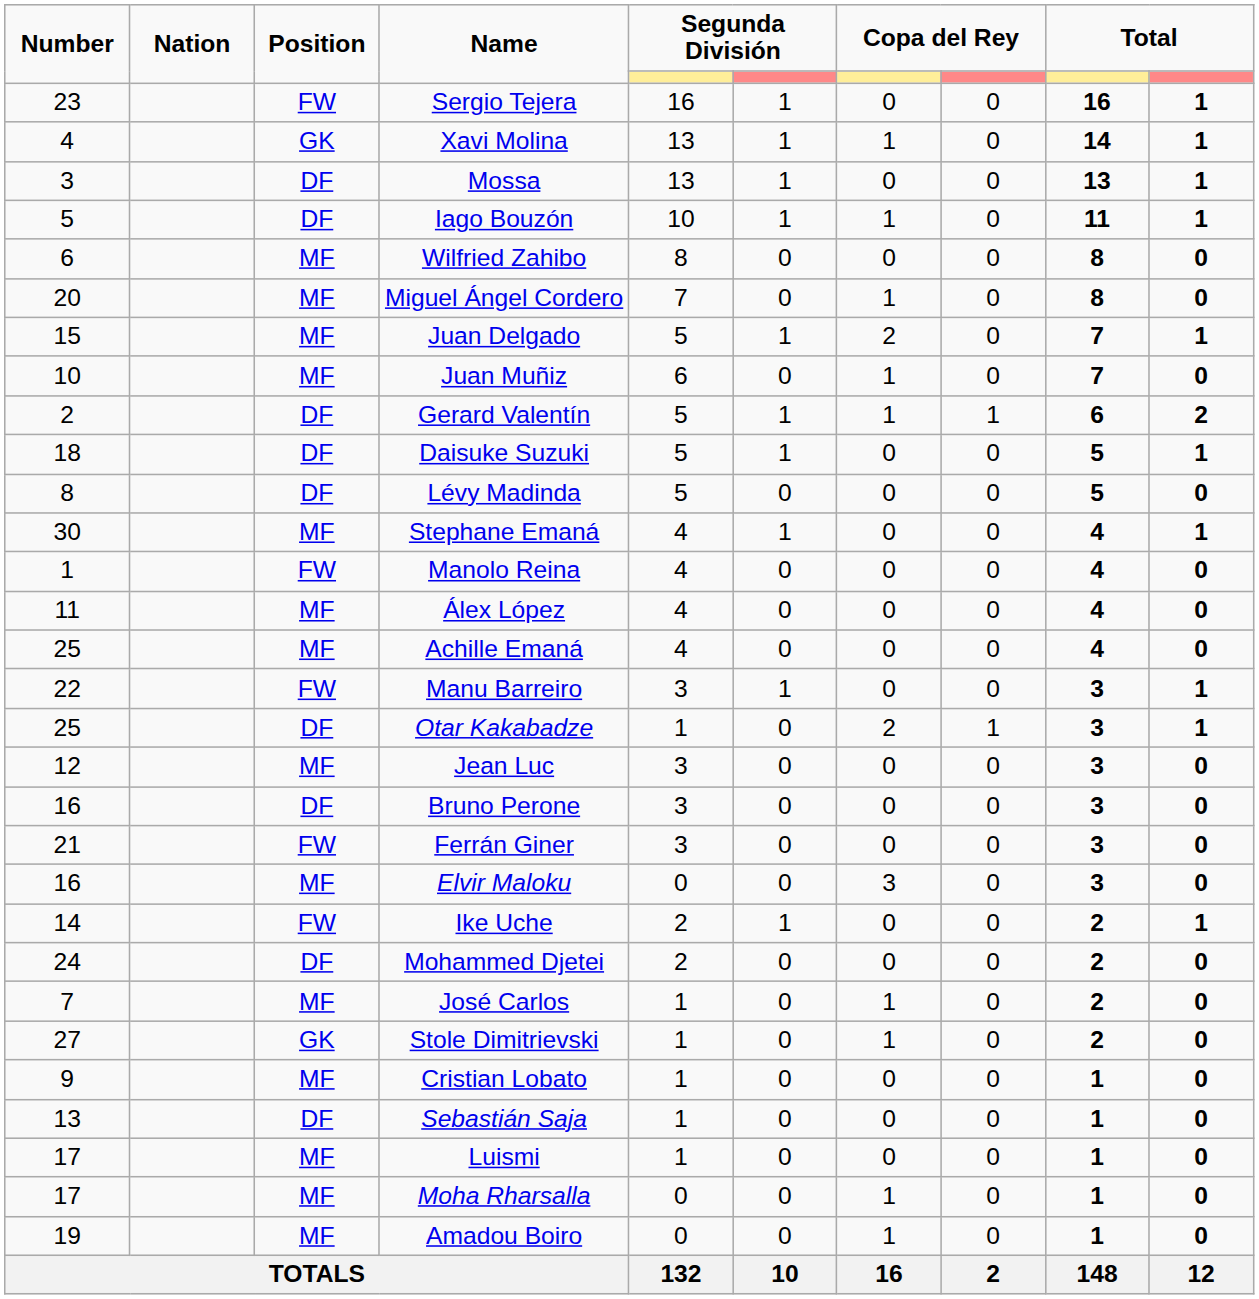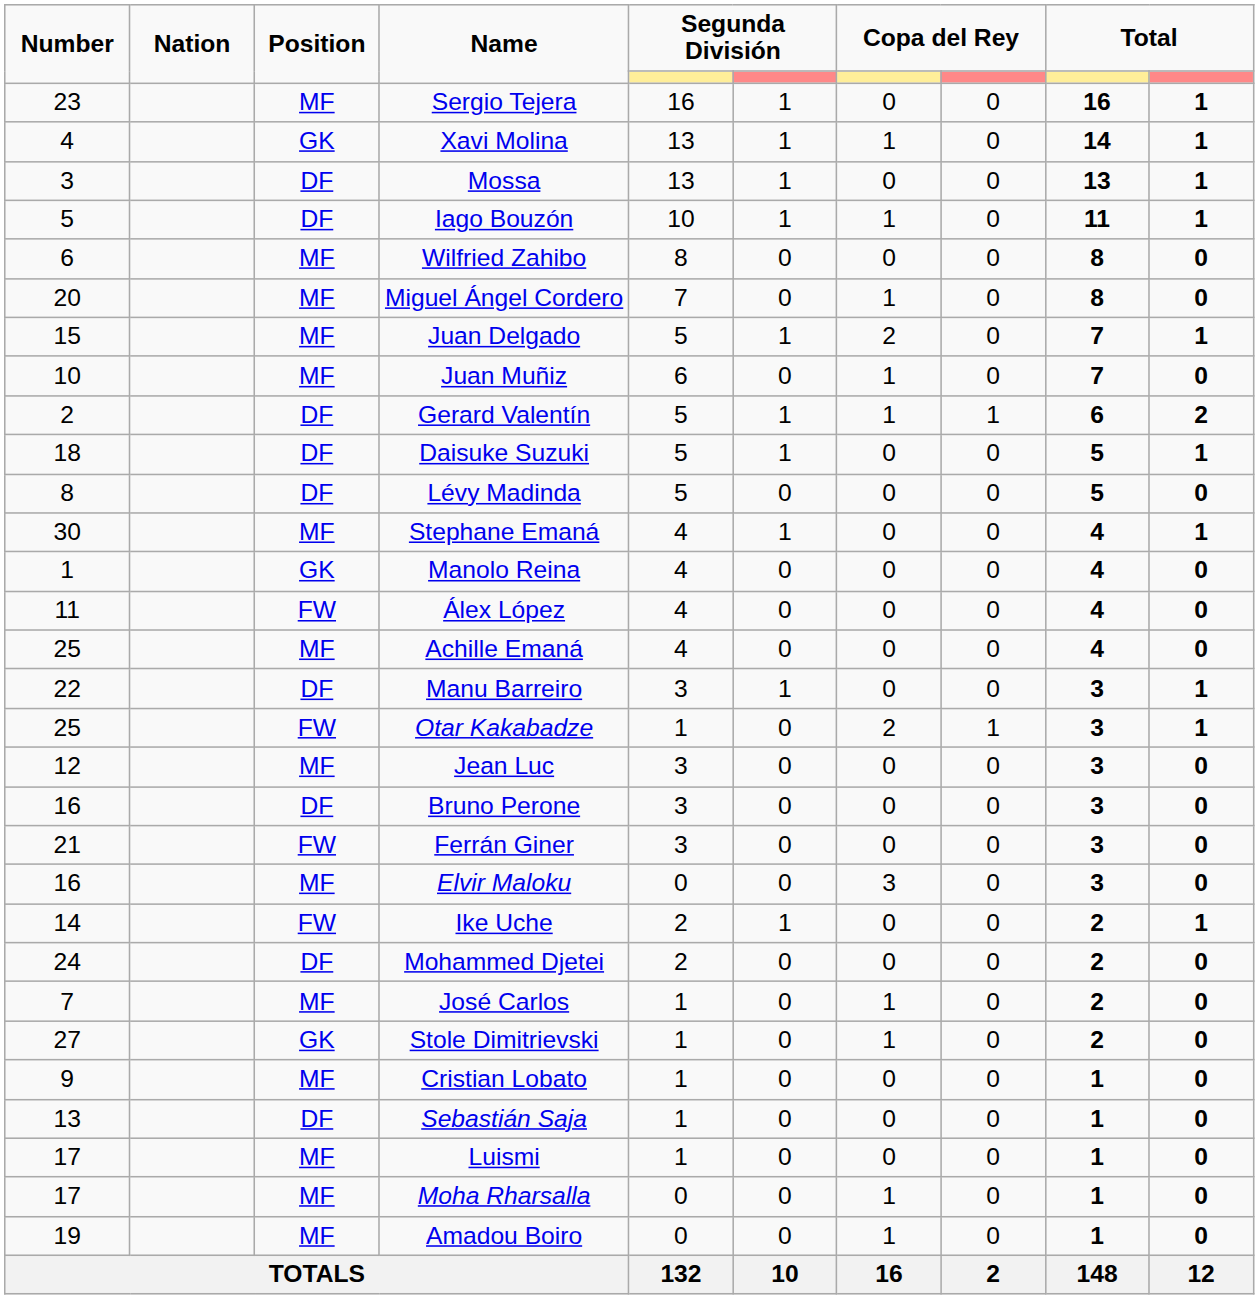(317, 102) FW -> (317, 102) MF
(317, 571) FW -> (317, 571) GK
(317, 610) MF -> (317, 610) FW
(317, 688) FW -> (317, 688) DF
(317, 727) DF -> (317, 727) FW
